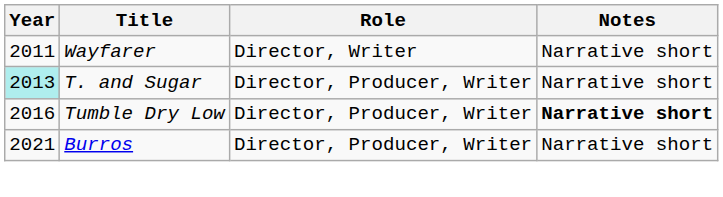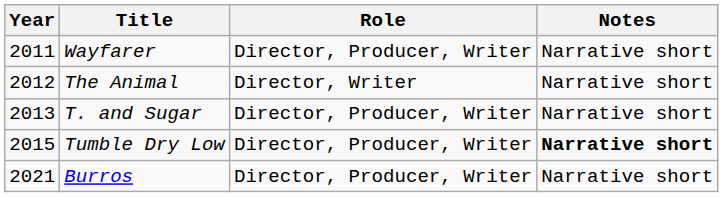(326, 51) Director, Writer -> (383, 51) Director, Producer, Writer
+ row: (122, 83)
(32, 83) paleturquoise background -> (32, 114) no background
(32, 114) 2016 -> (32, 145) 2015
